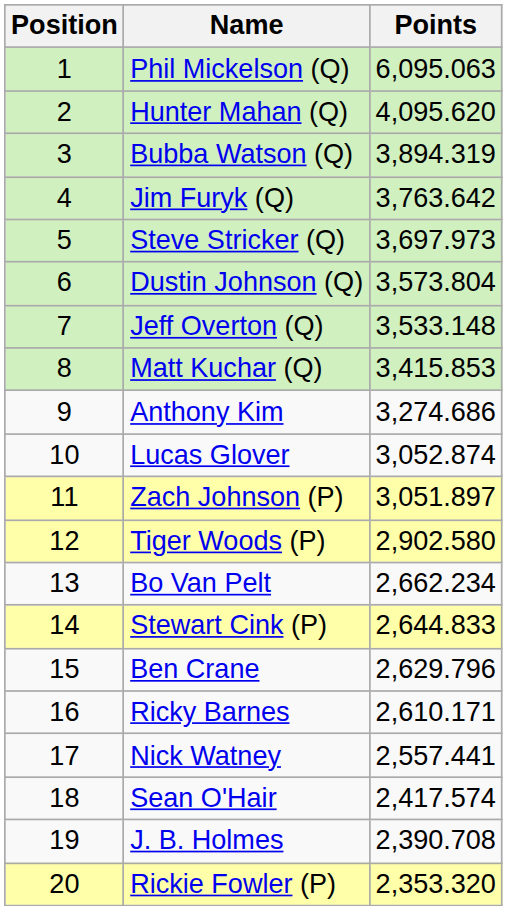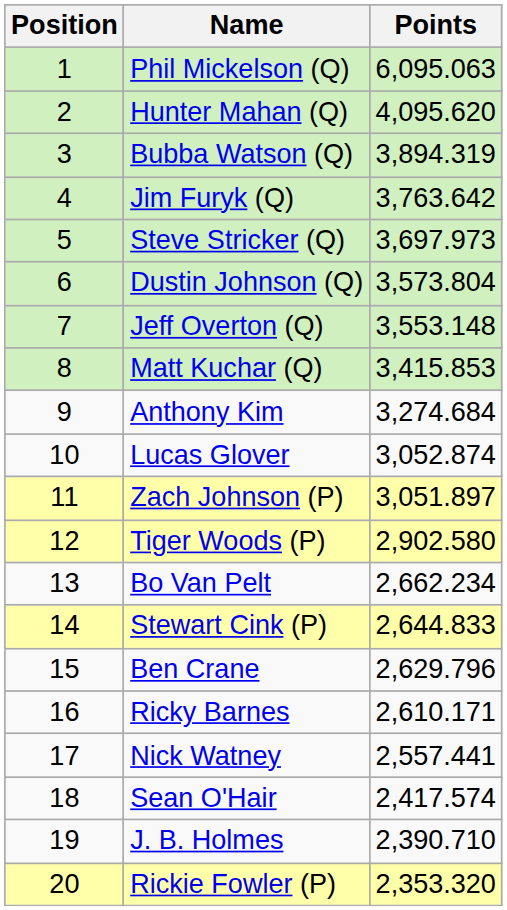(436, 326) 3,533.148 -> (436, 326) 3,553.148
(436, 411) 3,274.686 -> (436, 411) 3,274.684
(436, 840) 2,390.708 -> (436, 840) 2,390.710
